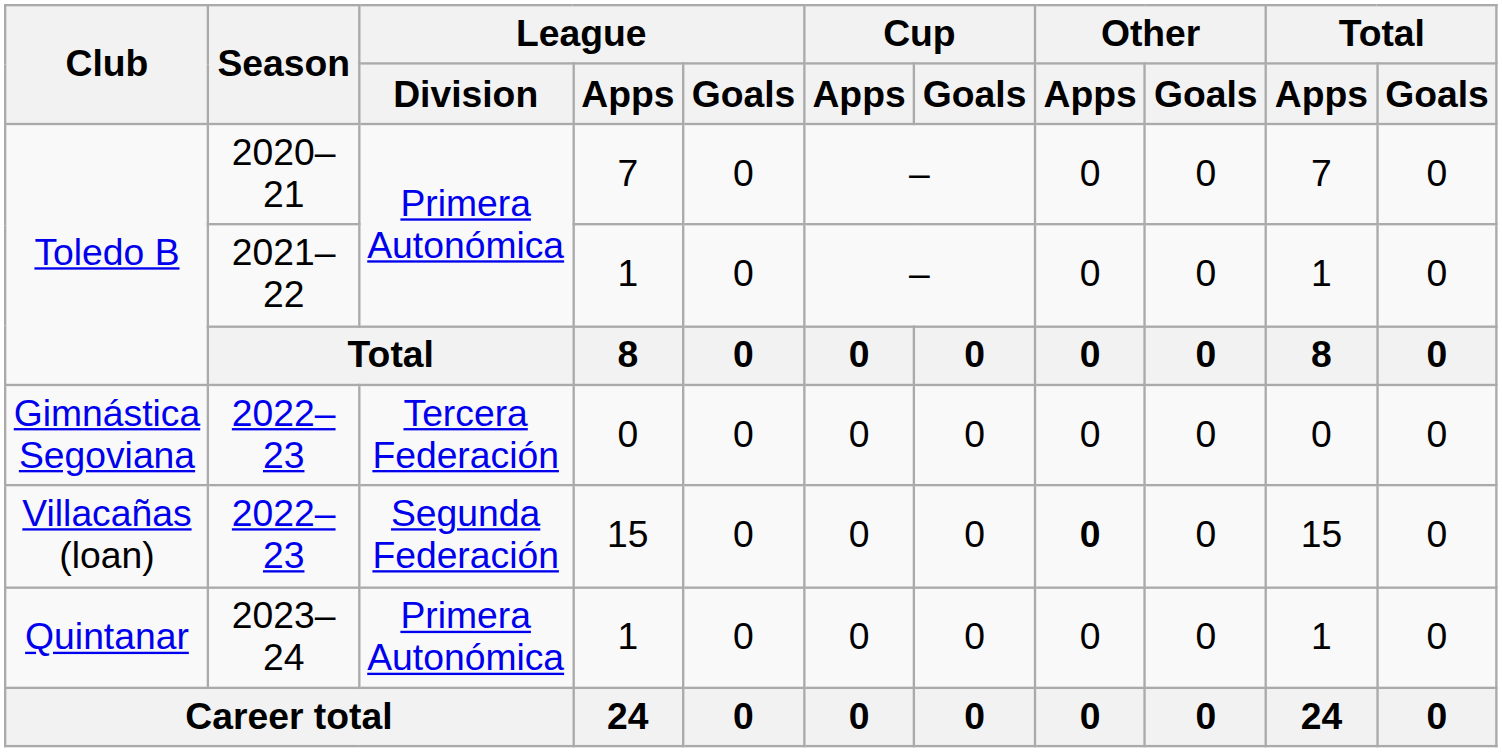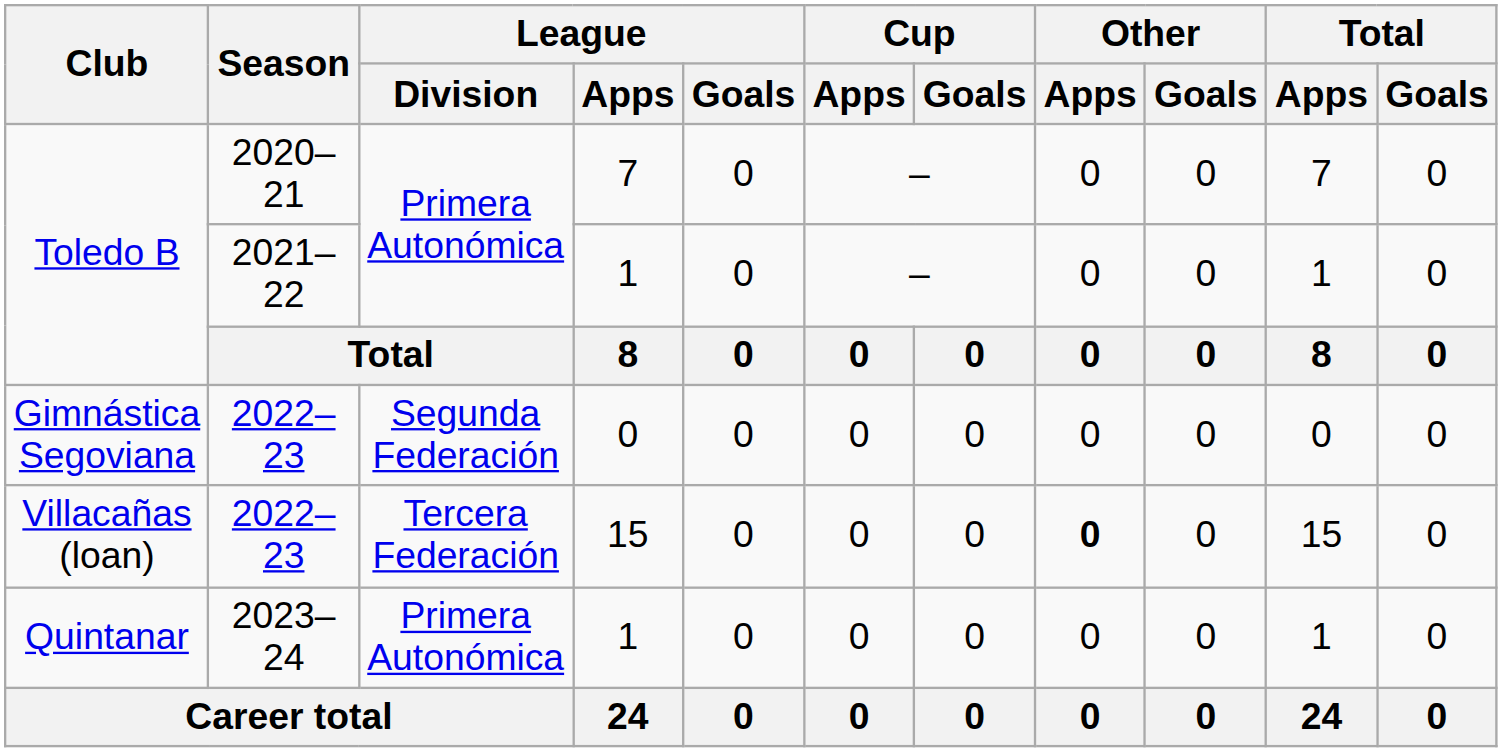(466, 434) Tercera Federación -> (466, 434) Segunda Federación
(466, 535) Segunda Federación -> (466, 535) Tercera Federación
